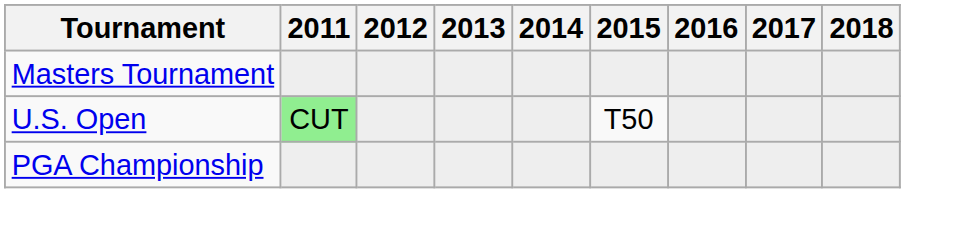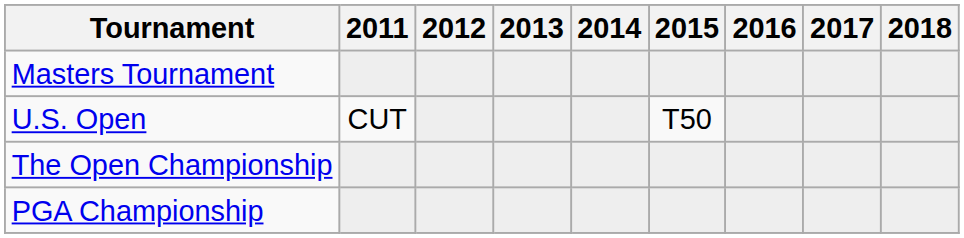(319, 119) lightgreen background -> (377, 119) no background
+ row: (172, 165)
